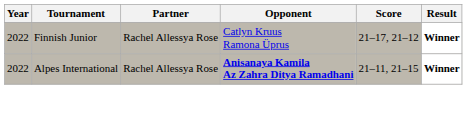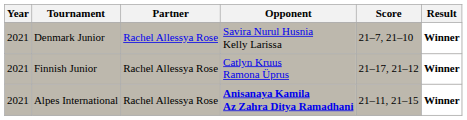+ row: (69, 38)
(18, 38) 2022 -> (18, 69) 2021
(18, 69) 2022 -> (18, 100) 2021
